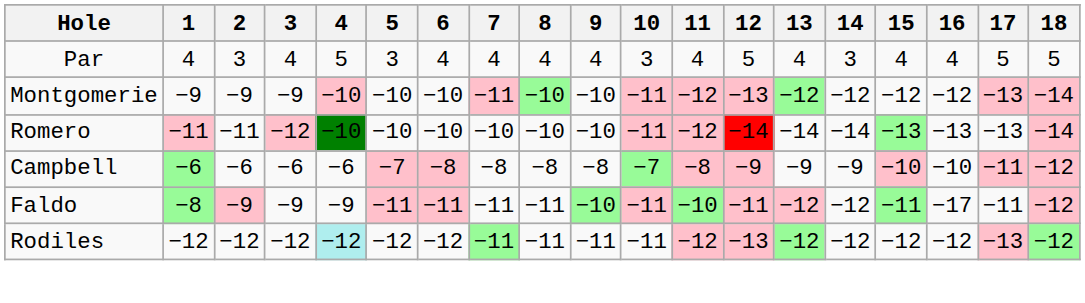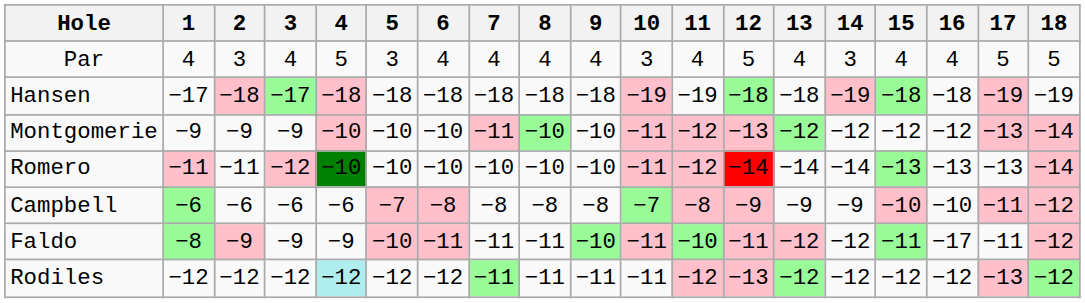+ row: (50, 96)
(392, 205) −11 -> (392, 242) −10
